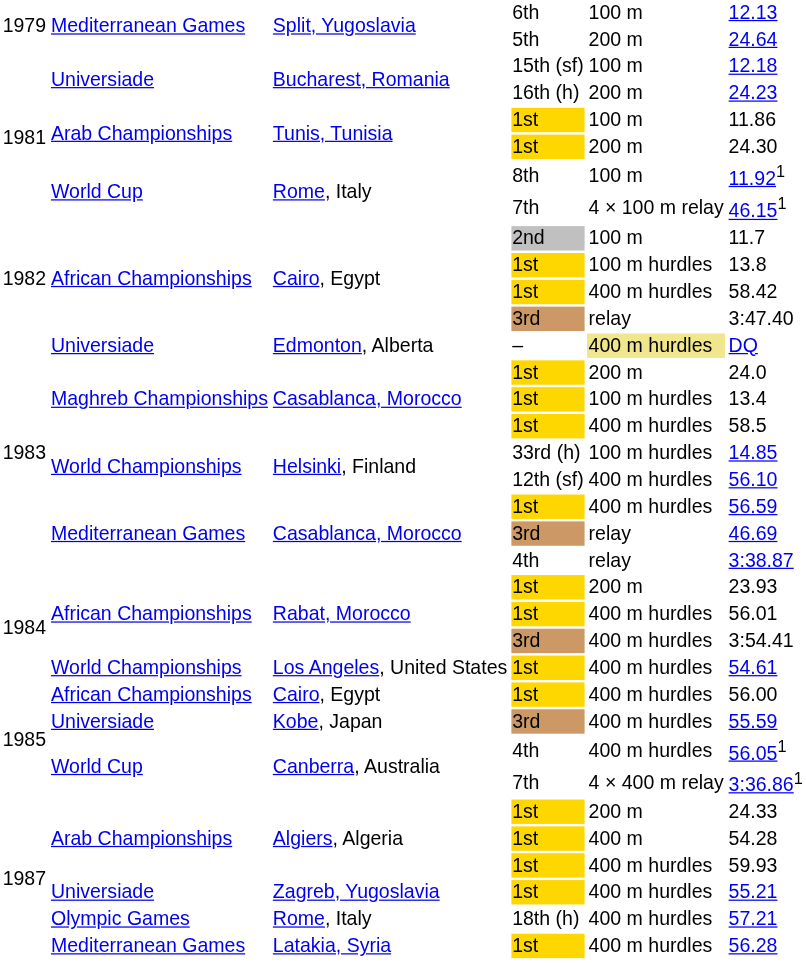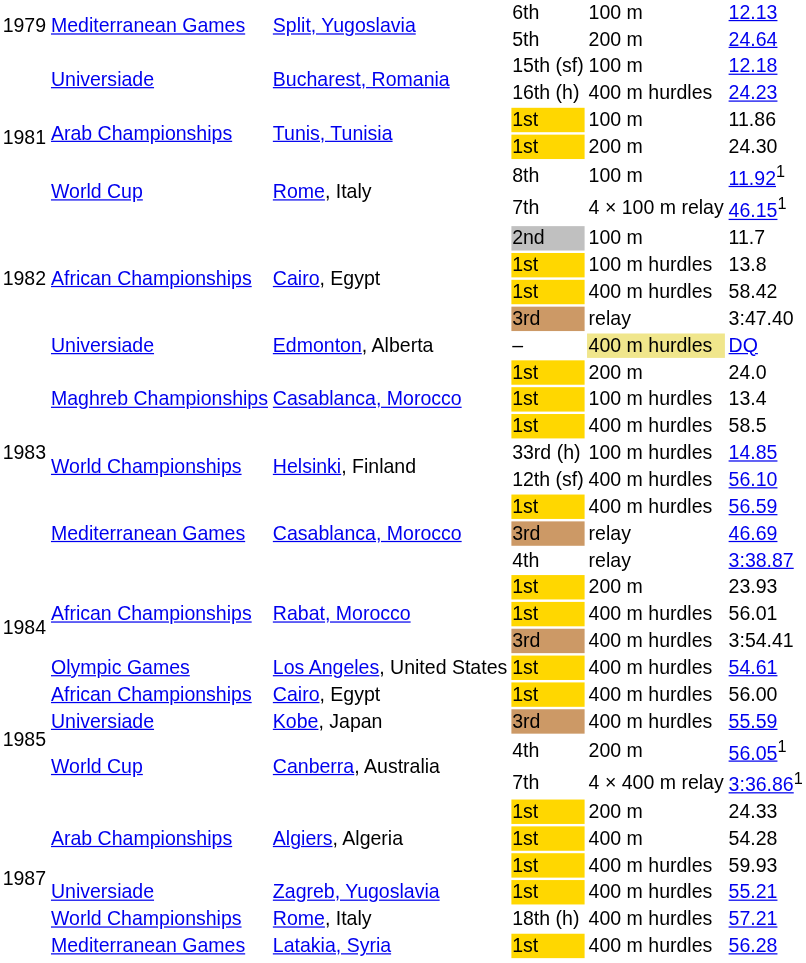(616, 93) 200 m -> (650, 93) 400 m hurdles
(146, 667) World Championships -> (120, 667) Olympic Games
(650, 750) 400 m hurdles -> (616, 750) 200 m
(120, 919) Olympic Games -> (146, 919) World Championships
